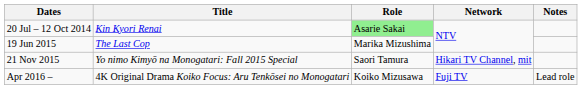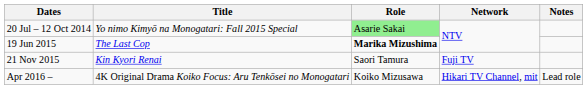(129, 28) Kin Kyori Renai -> (197, 28) Yo nimo Kimyō na Monogatari: Fall 2015 Special
(392, 44) normal -> (395, 44) bold
(197, 60) Yo nimo Kimyō na Monogatari: Fall 2015 Special -> (129, 60) Kin Kyori Renai
(483, 60) Hikari TV Channel, mit -> (458, 60) Fuji TV
(452, 76) Fuji TV -> (490, 76) Hikari TV Channel, mit
